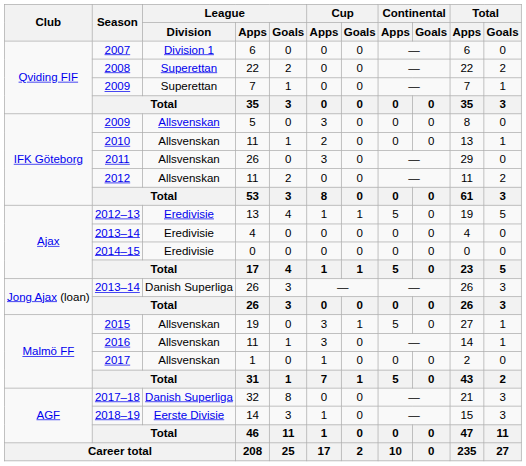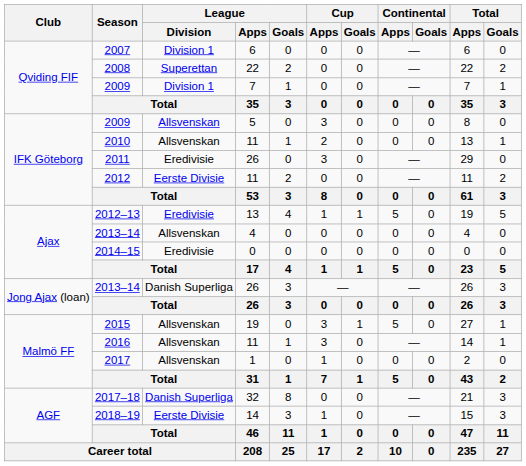(189, 86) Superettan -> (189, 86) Division 1
(189, 159) Allsvenskan -> (189, 159) Eredivisie
(189, 178) Allsvenskan -> (189, 178) Eerste Divisie
(189, 232) Eredivisie -> (189, 232) Allsvenskan
